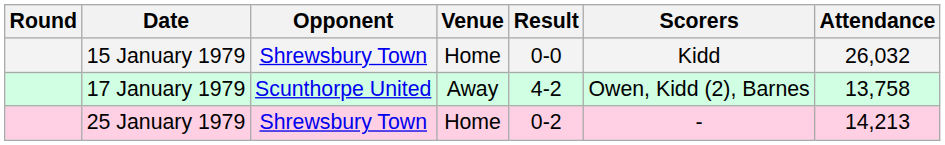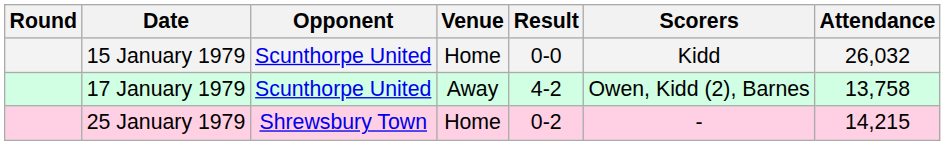(343, 55) Shrewsbury Town -> (343, 55) Scunthorpe United
(877, 122) 14,213 -> (877, 122) 14,215
